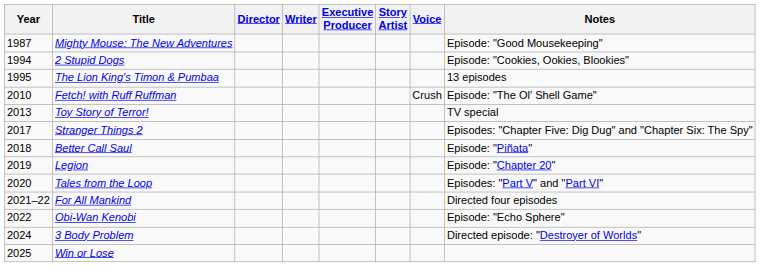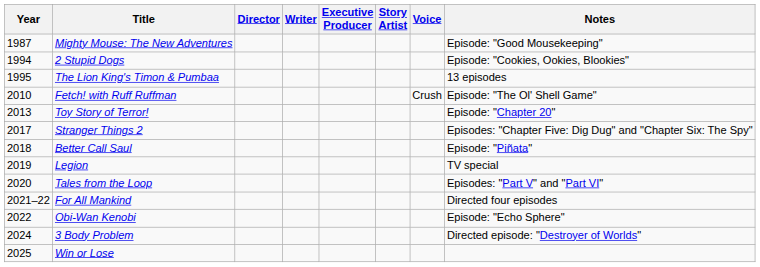(473, 113) TV special -> (501, 113) Episode: "Chapter 20"
(501, 165) Episode: "Chapter 20" -> (473, 165) TV special
